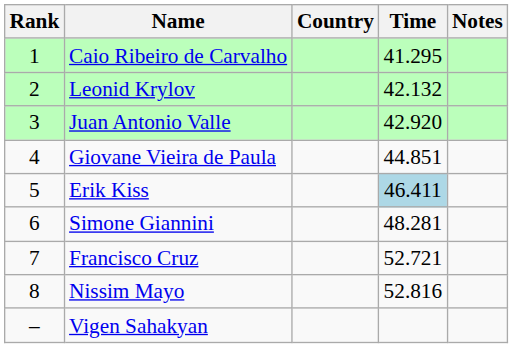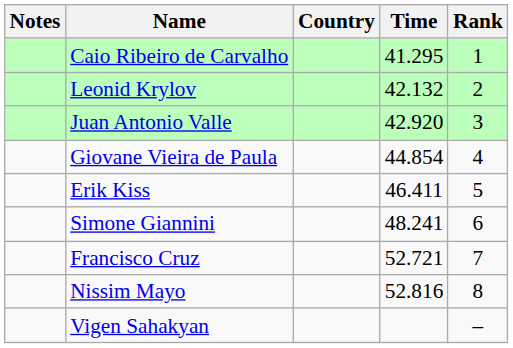columns swapped: (34, 21) <-> (477, 21)
(413, 156) 44.851 -> (414, 156) 44.854
(413, 190) lightblue background -> (414, 190) no background
(413, 223) 48.281 -> (414, 223) 48.241
